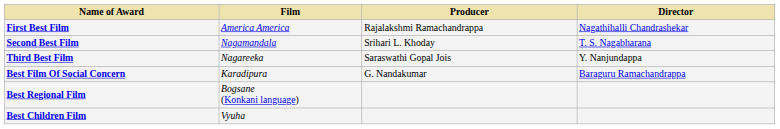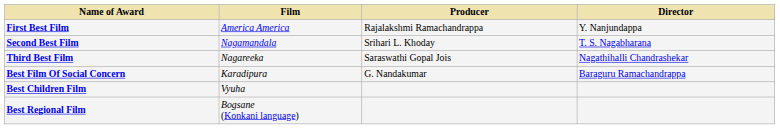(634, 27) Nagathihalli Chandrashekar -> (610, 27) Y. Nanjundappa
(610, 58) Y. Nanjundappa -> (634, 58) Nagathihalli Chandrashekar
rows swapped: (46, 116) <-> (46, 95)
